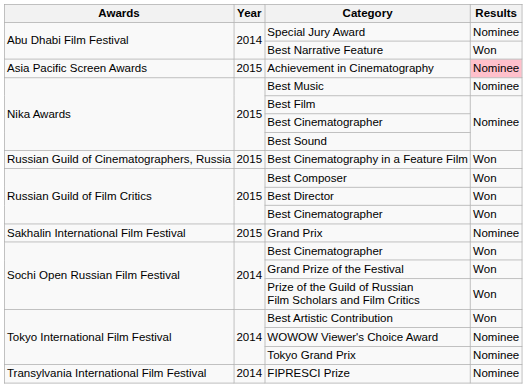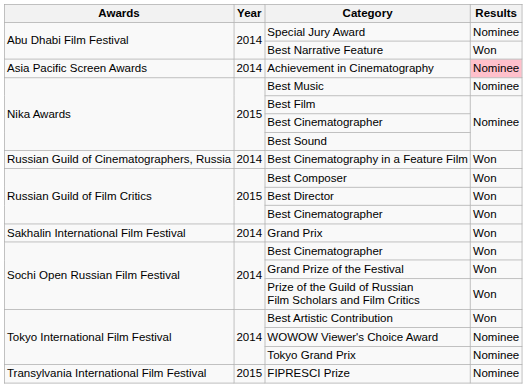(249, 68) 2015 -> (249, 68) 2014
(249, 159) 2015 -> (249, 159) 2014
(249, 232) 2015 -> (249, 232) 2014
(496, 232) Nominee -> (485, 232) Won
(249, 373) 2014 -> (249, 373) 2015
